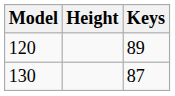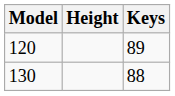(136, 76) 87 -> (136, 76) 88
